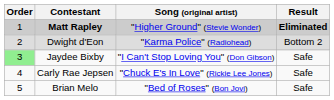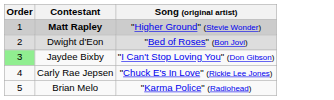- column: (303, 12)
(196, 42) "Karma Police" (Radiohead) -> (196, 42) "Bed of Roses" (Bon Jovi)
(196, 88) "Bed of Roses" (Bon Jovi) -> (196, 88) "Karma Police" (Radiohead)
